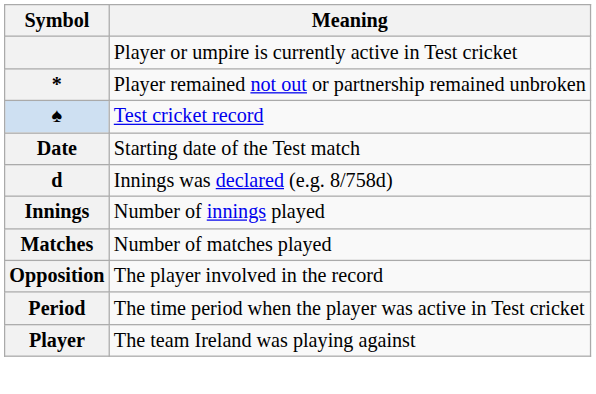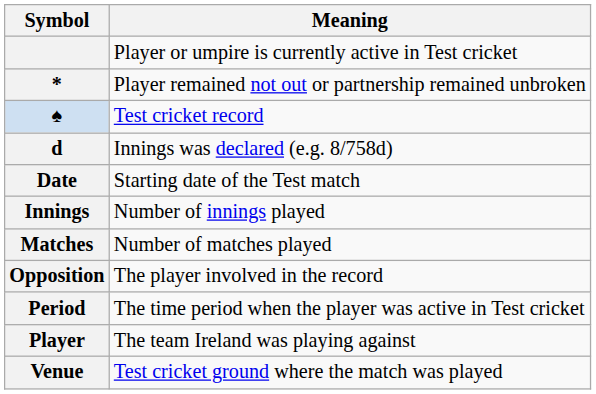rows swapped: (57, 180) <-> (57, 148)
+ row: (57, 372)
